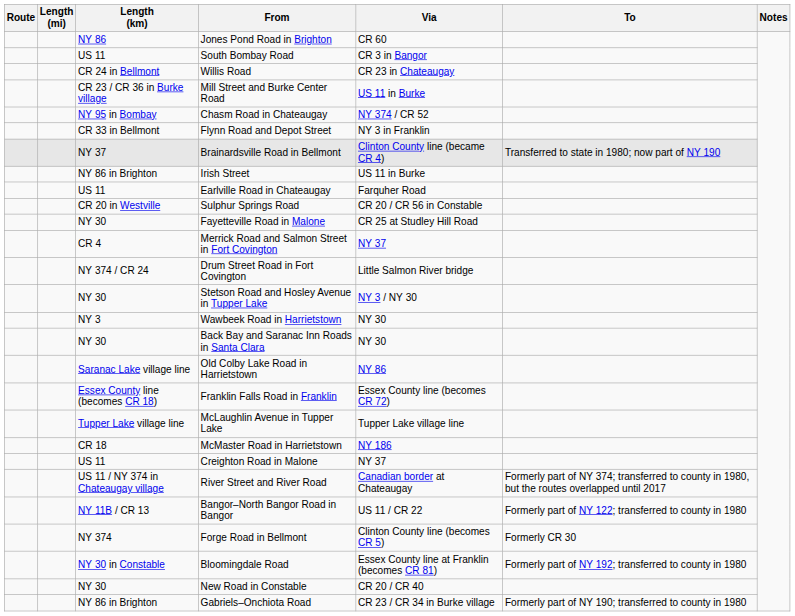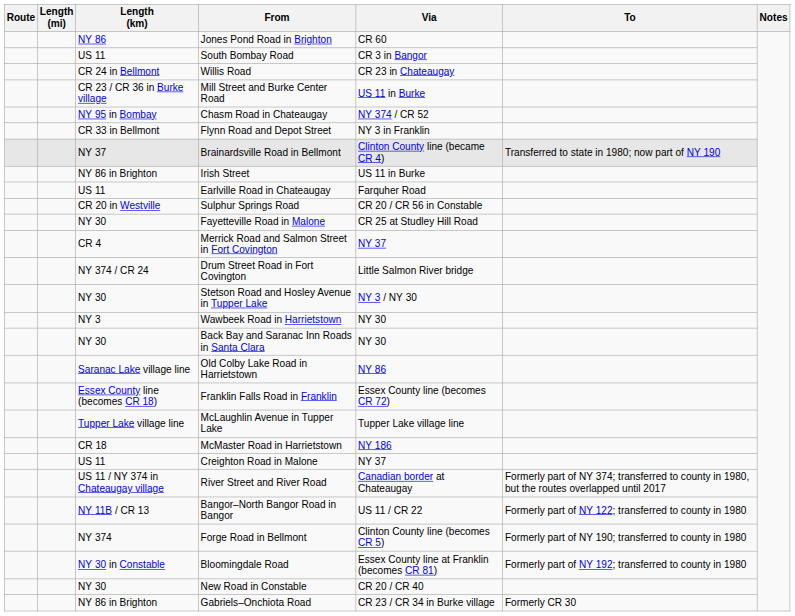(541, 537) Formerly CR 30 -> (626, 537) Formerly part of NY 190; transferred to county in 1980
(626, 602) Formerly part of NY 190; transferred to county in 1980 -> (541, 602) Formerly CR 30
